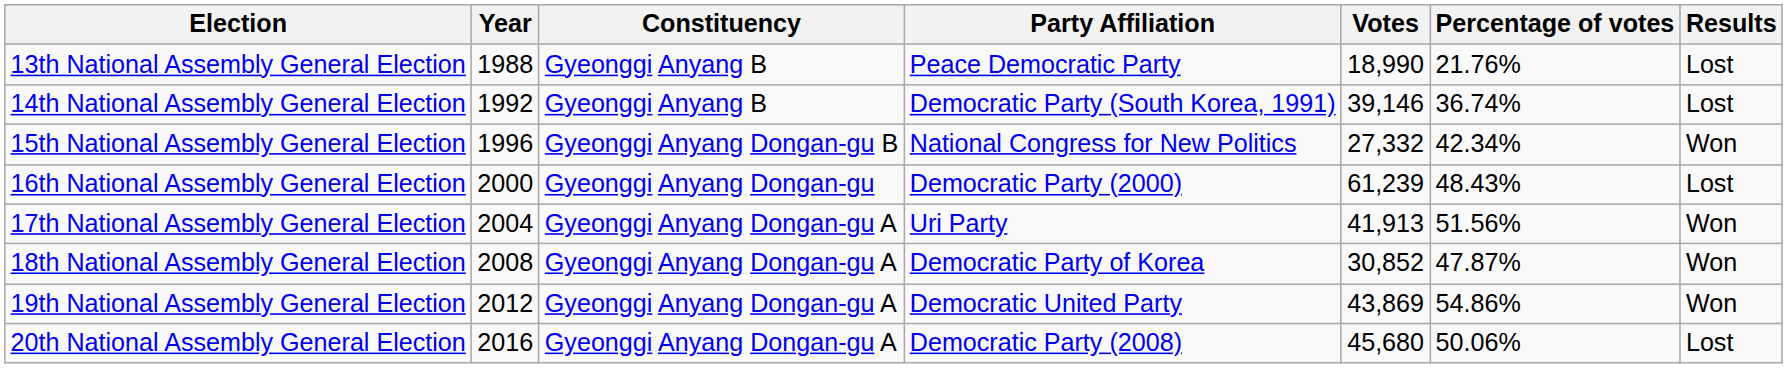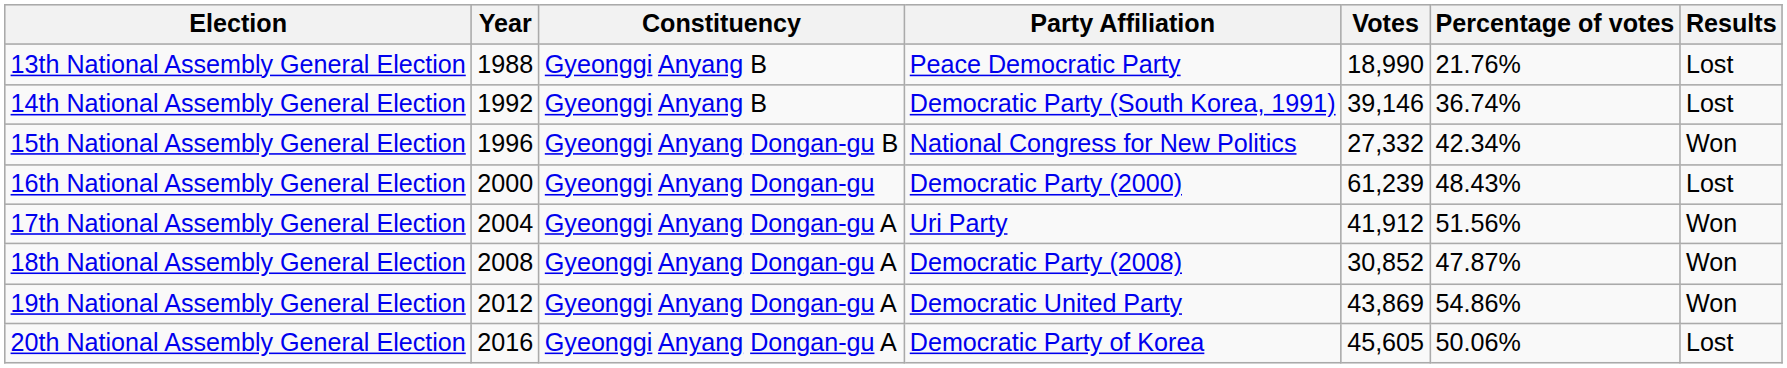(1386, 223) 41,913 -> (1386, 223) 41,912
(1057, 263) Democratic Party of Korea -> (1046, 263) Democratic Party (2008)
(1046, 343) Democratic Party (2008) -> (1057, 343) Democratic Party of Korea
(1386, 343) 45,680 -> (1386, 343) 45,605
